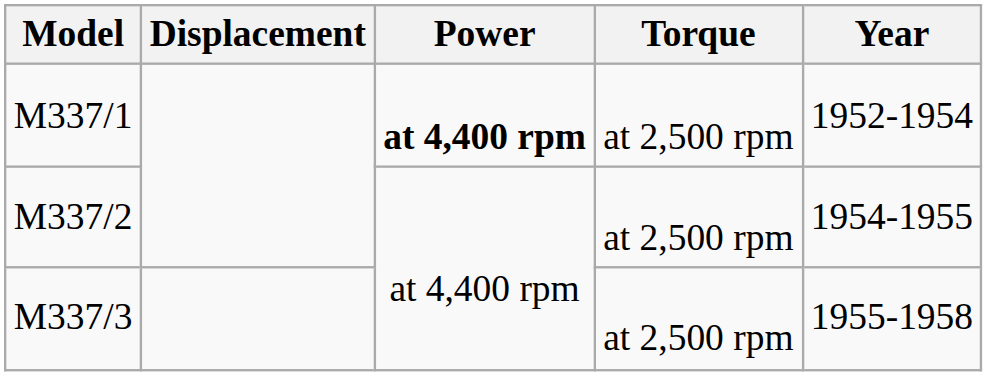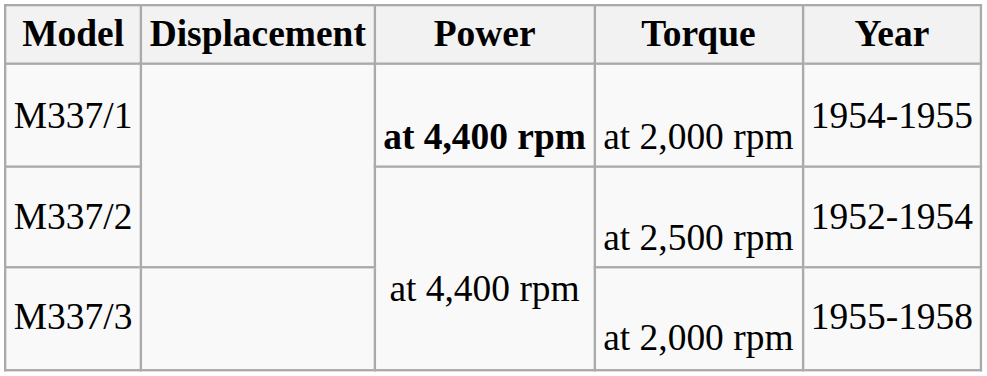(698, 135) at 2,500 rpm -> (698, 135) at 2,000 rpm
(892, 114) 1952-1954 -> (892, 114) 1954-1955
(892, 216) 1954-1955 -> (892, 216) 1952-1954
(698, 338) at 2,500 rpm -> (698, 338) at 2,000 rpm
